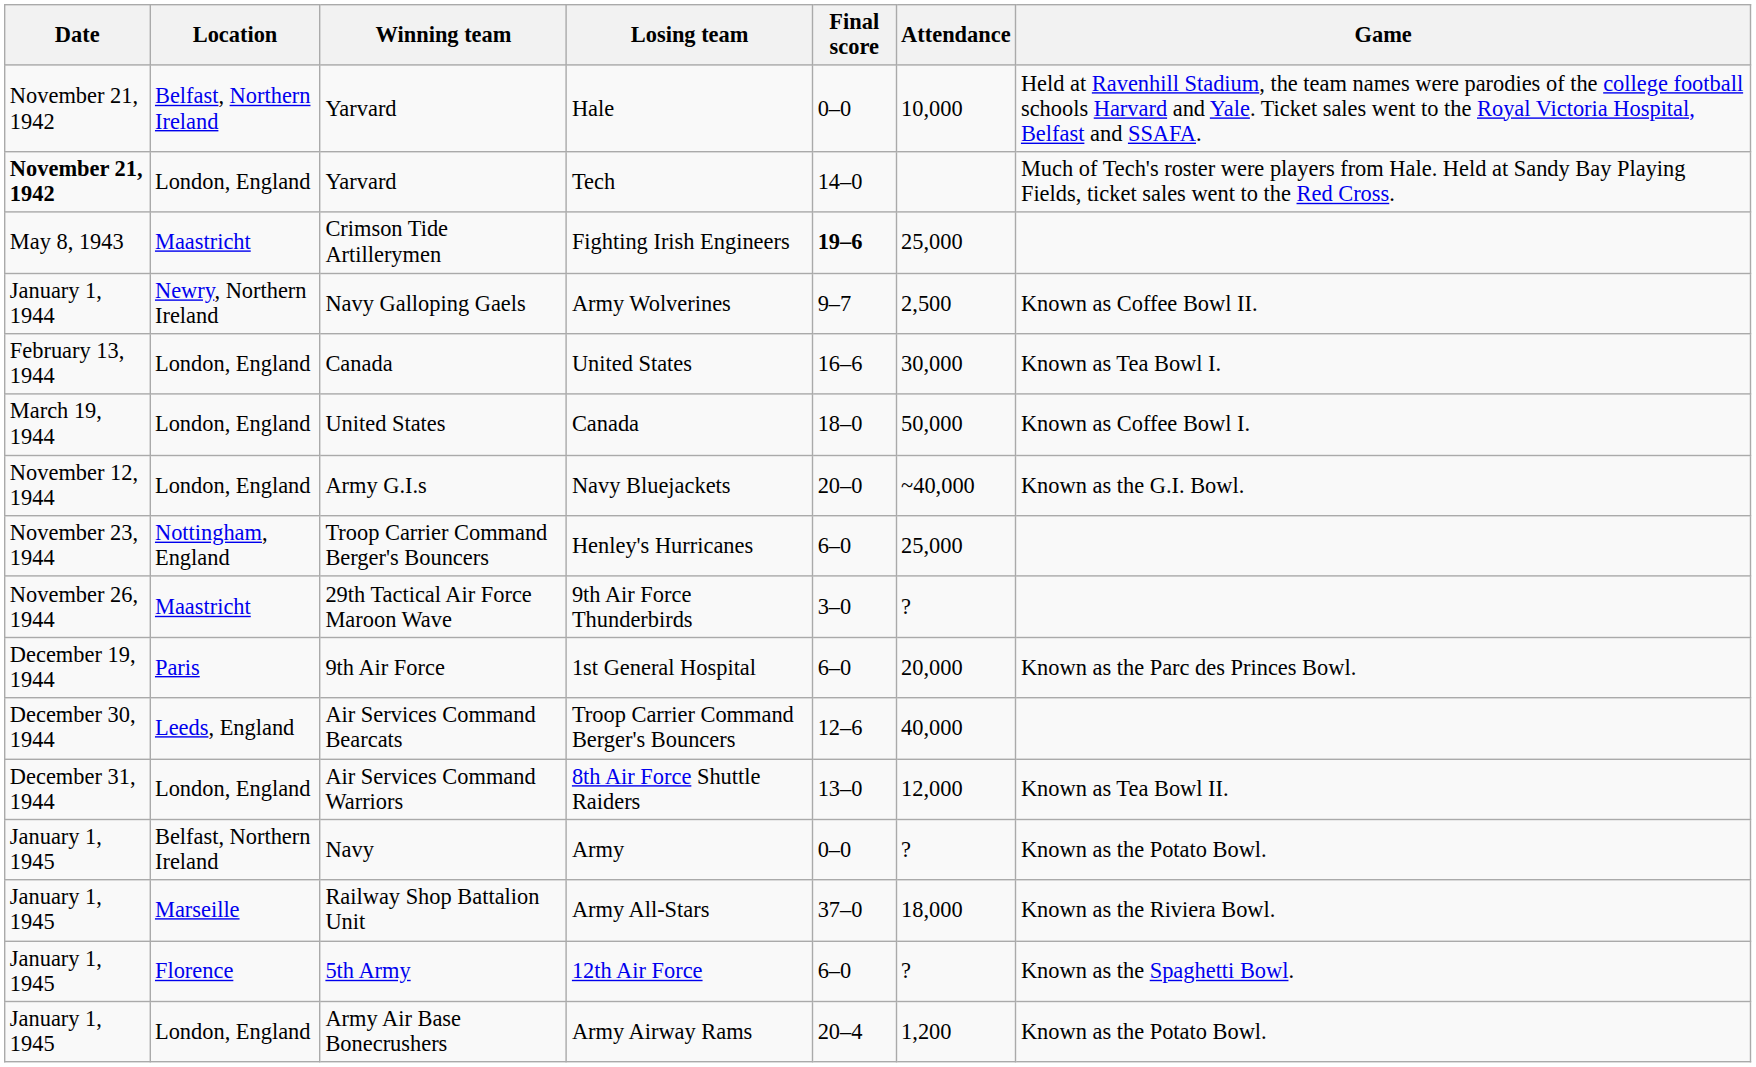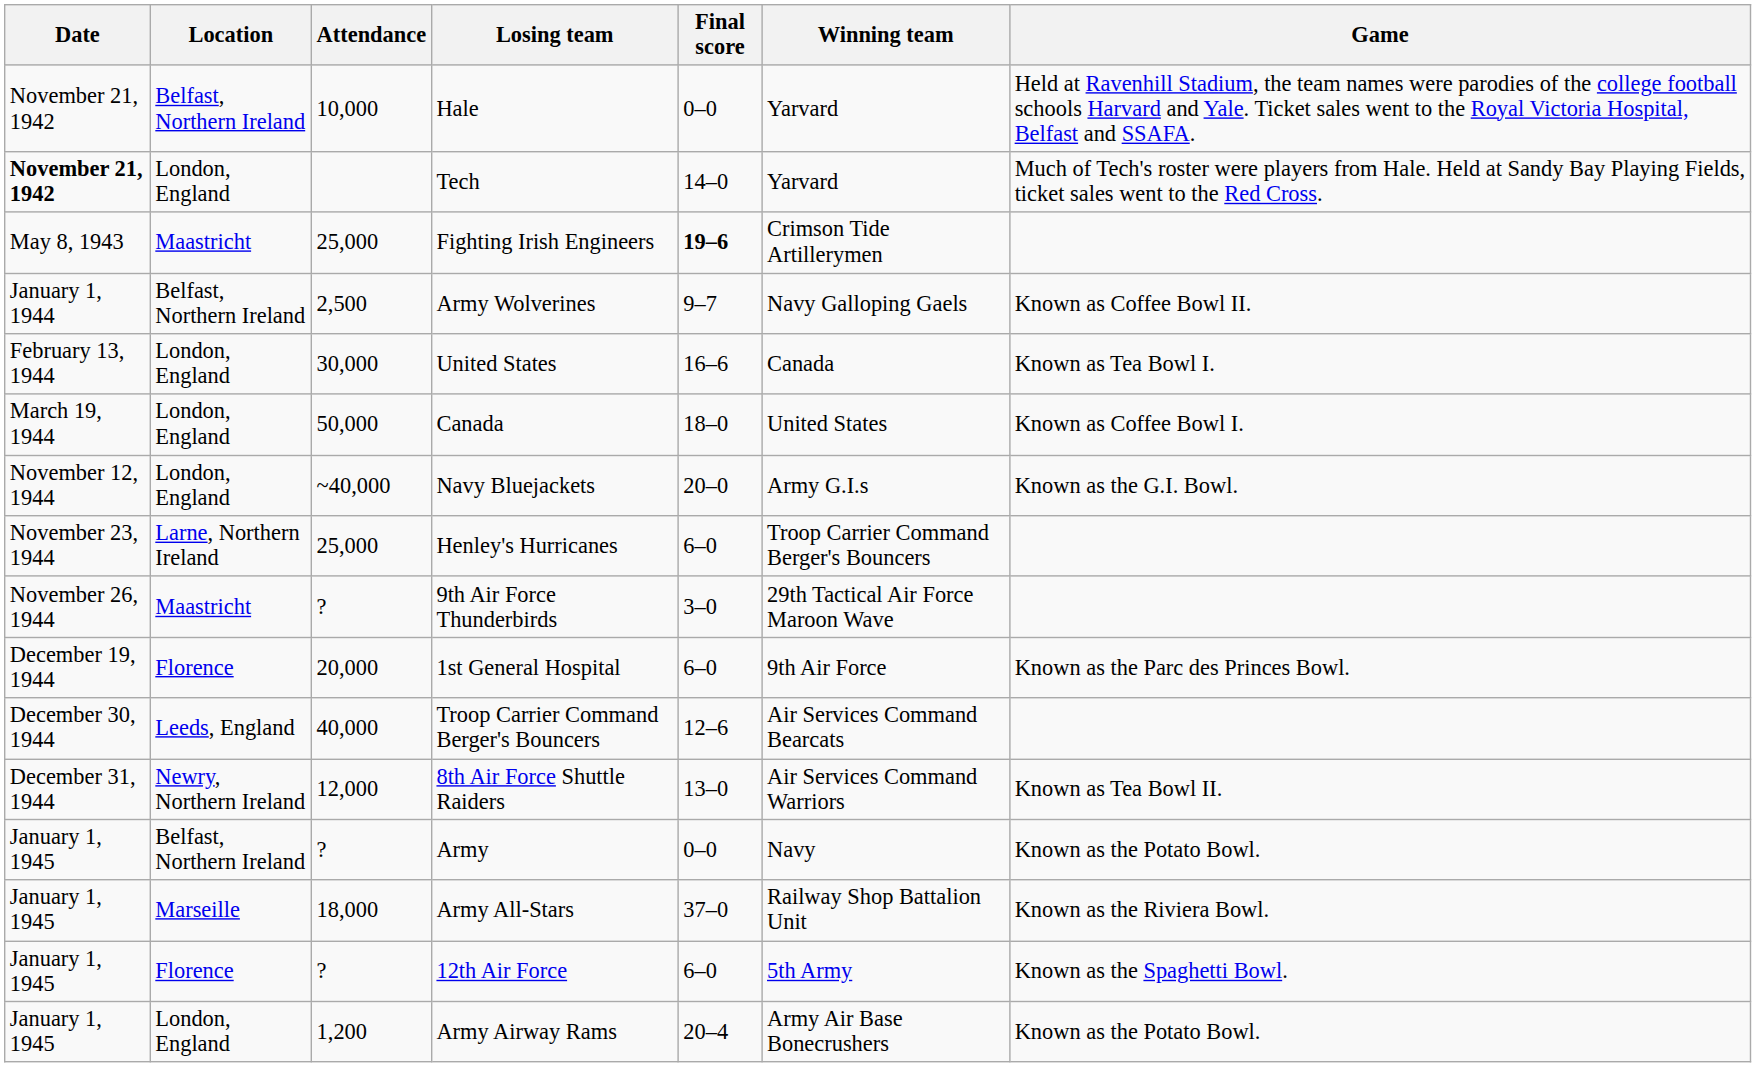columns swapped: (443, 34) <-> (956, 34)
(231, 302) Newry, Northern Ireland -> (230, 302) Belfast, Northern Ireland
(211, 545) Nottingham, England -> (227, 545) Larne, Northern Ireland
(177, 667) Paris -> (194, 667) Florence
(233, 788) London, England -> (230, 788) Newry, Northern Ireland
